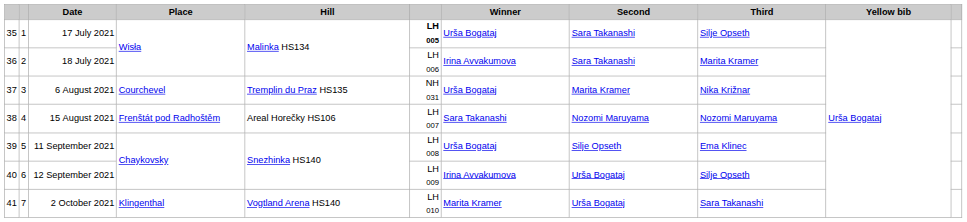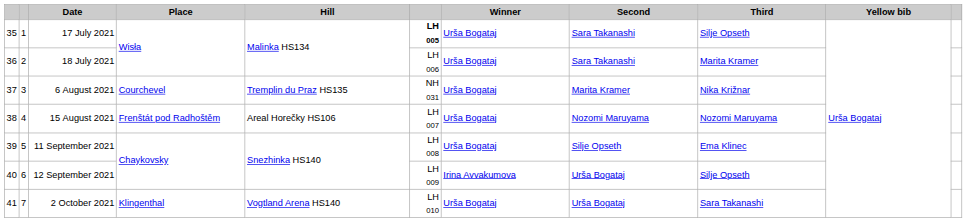(480, 61) Irina Avvakumova -> (470, 61) Urša Bogataj
(475, 118) Sara Takanashi -> (470, 118) Urša Bogataj
(473, 203) Marita Kramer -> (470, 203) Urša Bogataj
